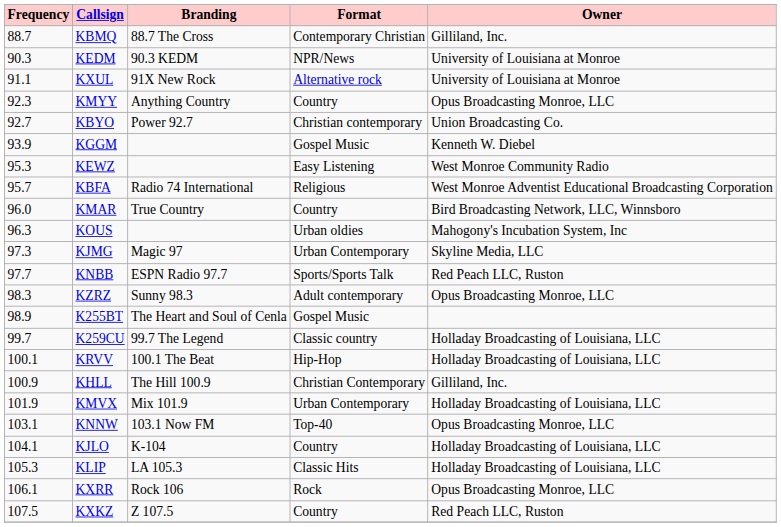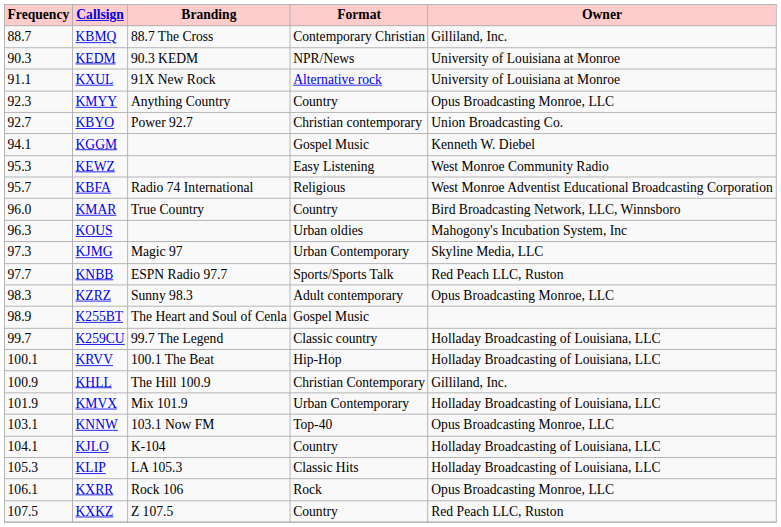(19, 144) 93.9 -> (19, 144) 94.1
